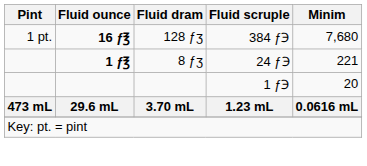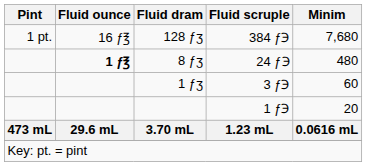(114, 37) bold -> (114, 37) normal
(347, 60) 221 -> (347, 60) 480
+ row: (190, 84)
